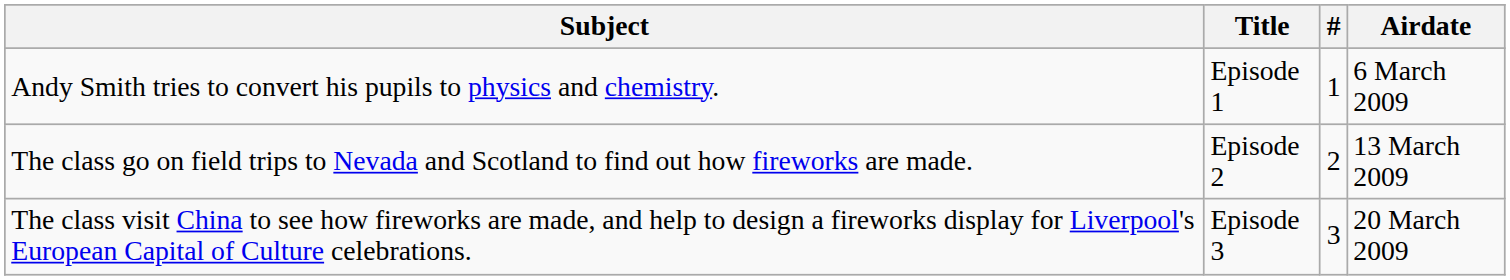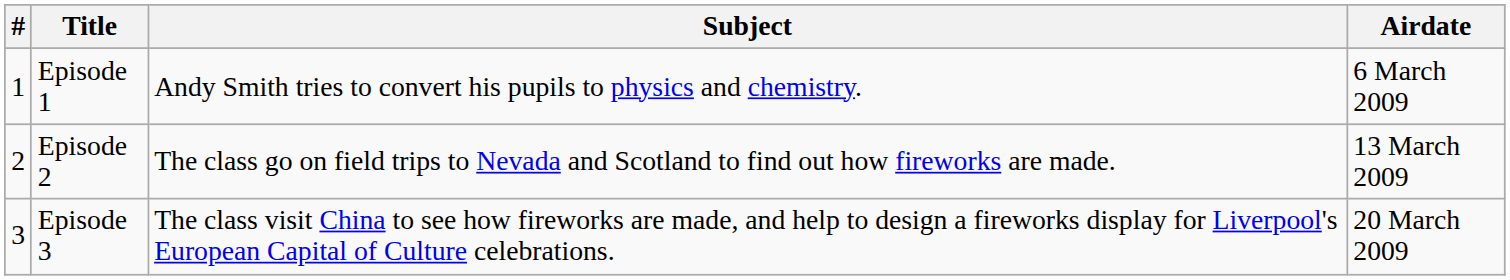columns swapped: (1334, 26) <-> (604, 26)
